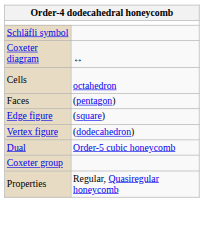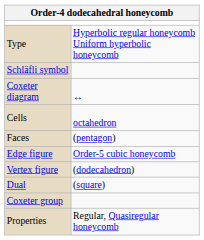+ row: (17, 43)
(89, 116) (square) -> (124, 154) Order-5 cubic honeycomb
(124, 147) Order-5 cubic honeycomb -> (89, 185) (square)
